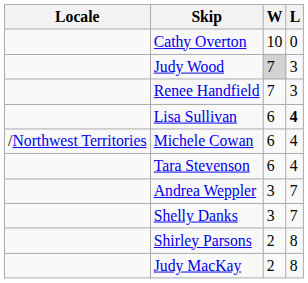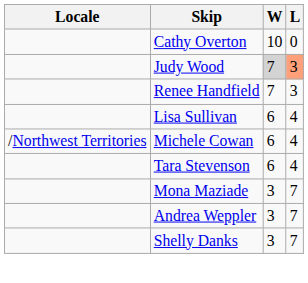(294, 66) no background -> (294, 66) lightsalmon background
(294, 116) bold -> (294, 116) normal
+ row: (201, 191)
- row: (203, 240)
- row: (198, 265)
